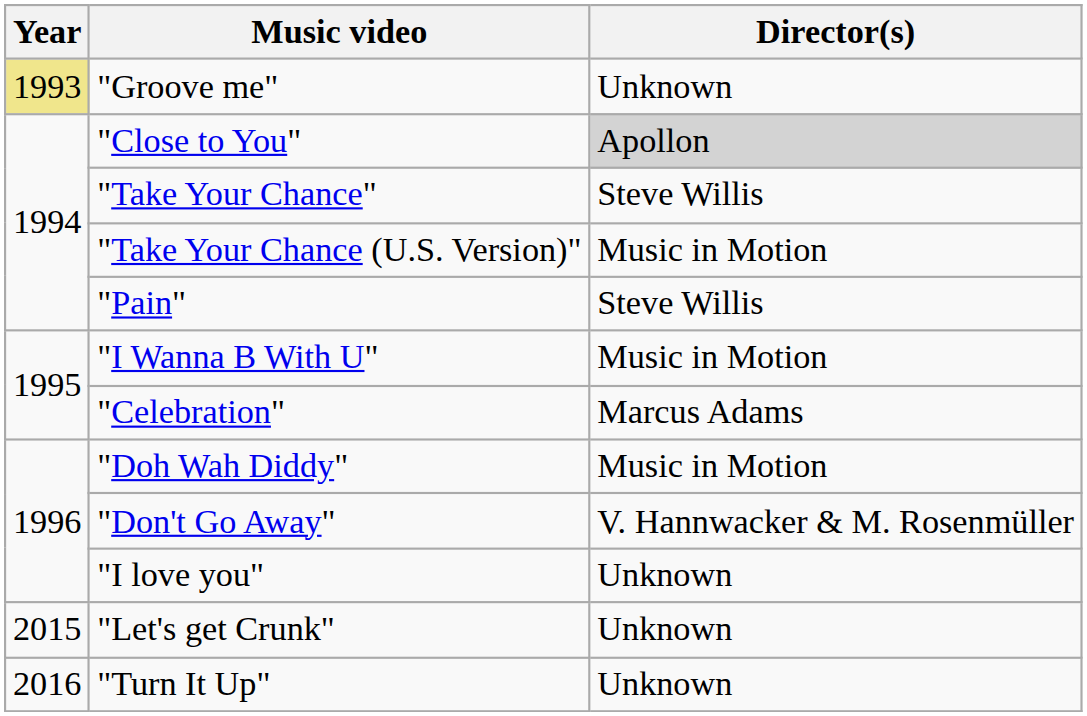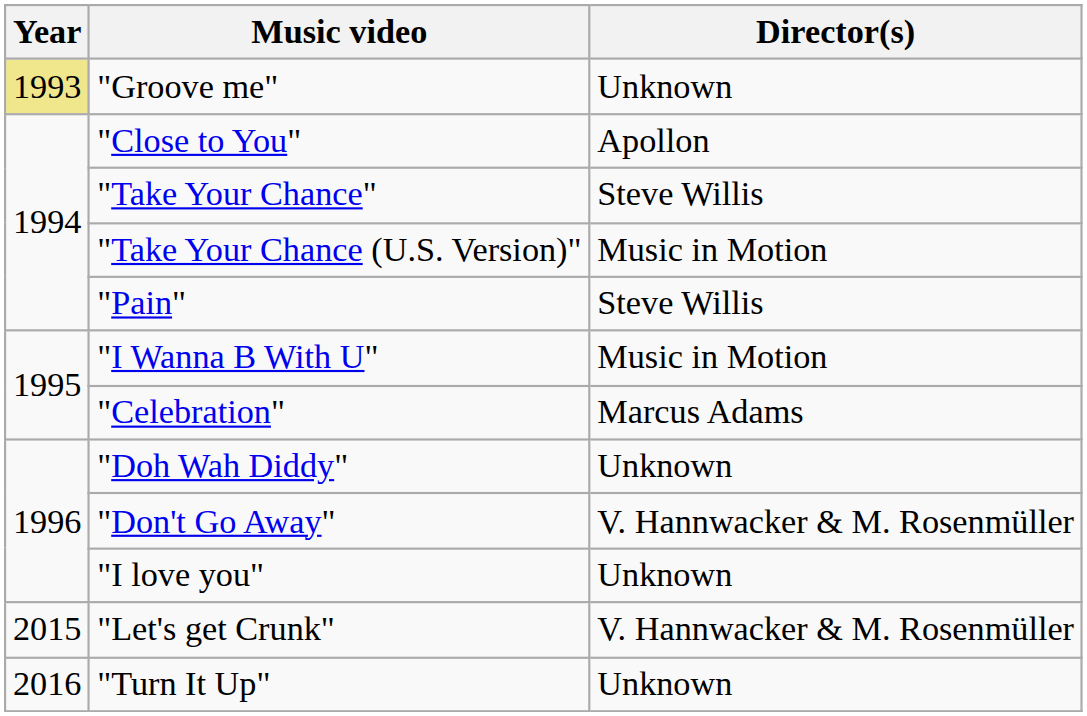(653, 140) lightgrey background -> (653, 140) no background
(712, 466) Music in Motion -> (665, 466) Unknown
(665, 628) Unknown -> (836, 628) V. Hannwacker & M. Rosenmüller
